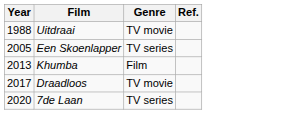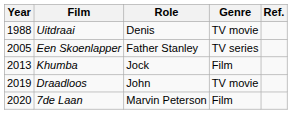+ column: (167, 13)
(19, 83) 2017 -> (19, 83) 2019
(150, 100) TV series -> (222, 100) Film
